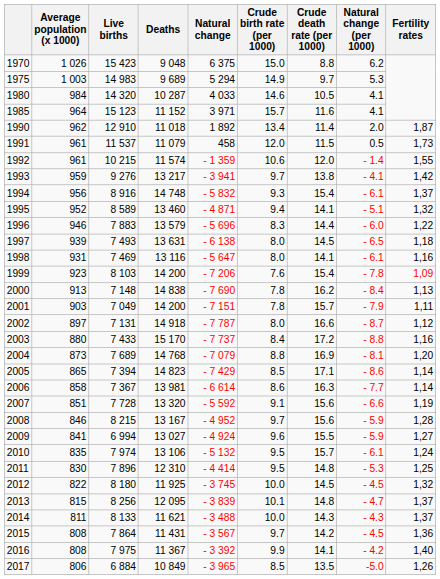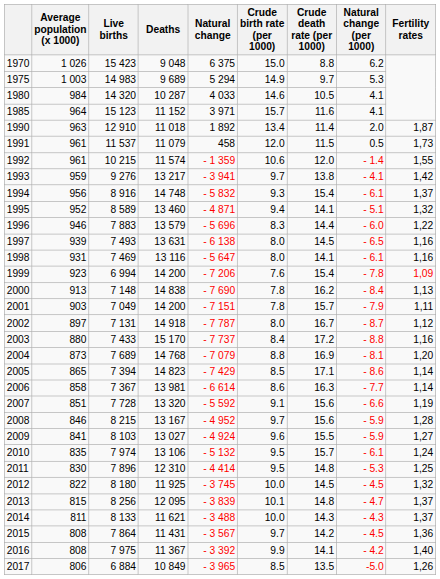(78, 128) 962 -> (78, 128) 963
(423, 242) 1,18 -> (423, 242) 1,16
(123, 274) 8 103 -> (123, 274) 6 994
(324, 323) 16.6 -> (324, 323) 16.7
(123, 436) 6 994 -> (123, 436) 8 103
